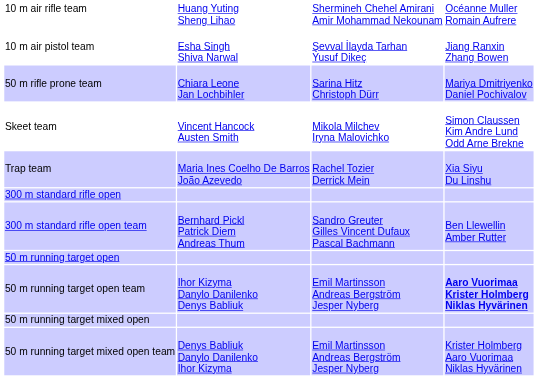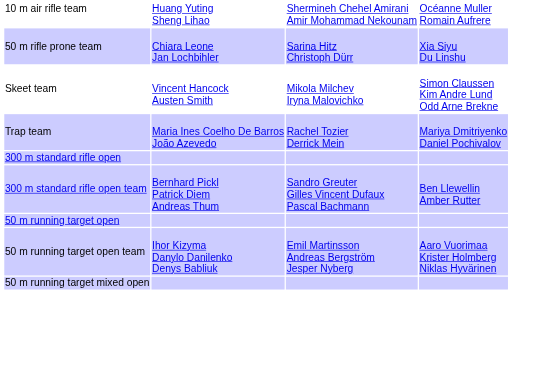- row: (50, 46)
(489, 89) Mariya Dmitriyenko Daniel Pochivalov -> (443, 52) Xia Siyu Du Linshu
(468, 175) Xia Siyu Du Linshu -> (463, 138) Mariya Dmitriyenko Daniel Pochivalov
(487, 294) bold -> (458, 257) normal
- row: (90, 351)
